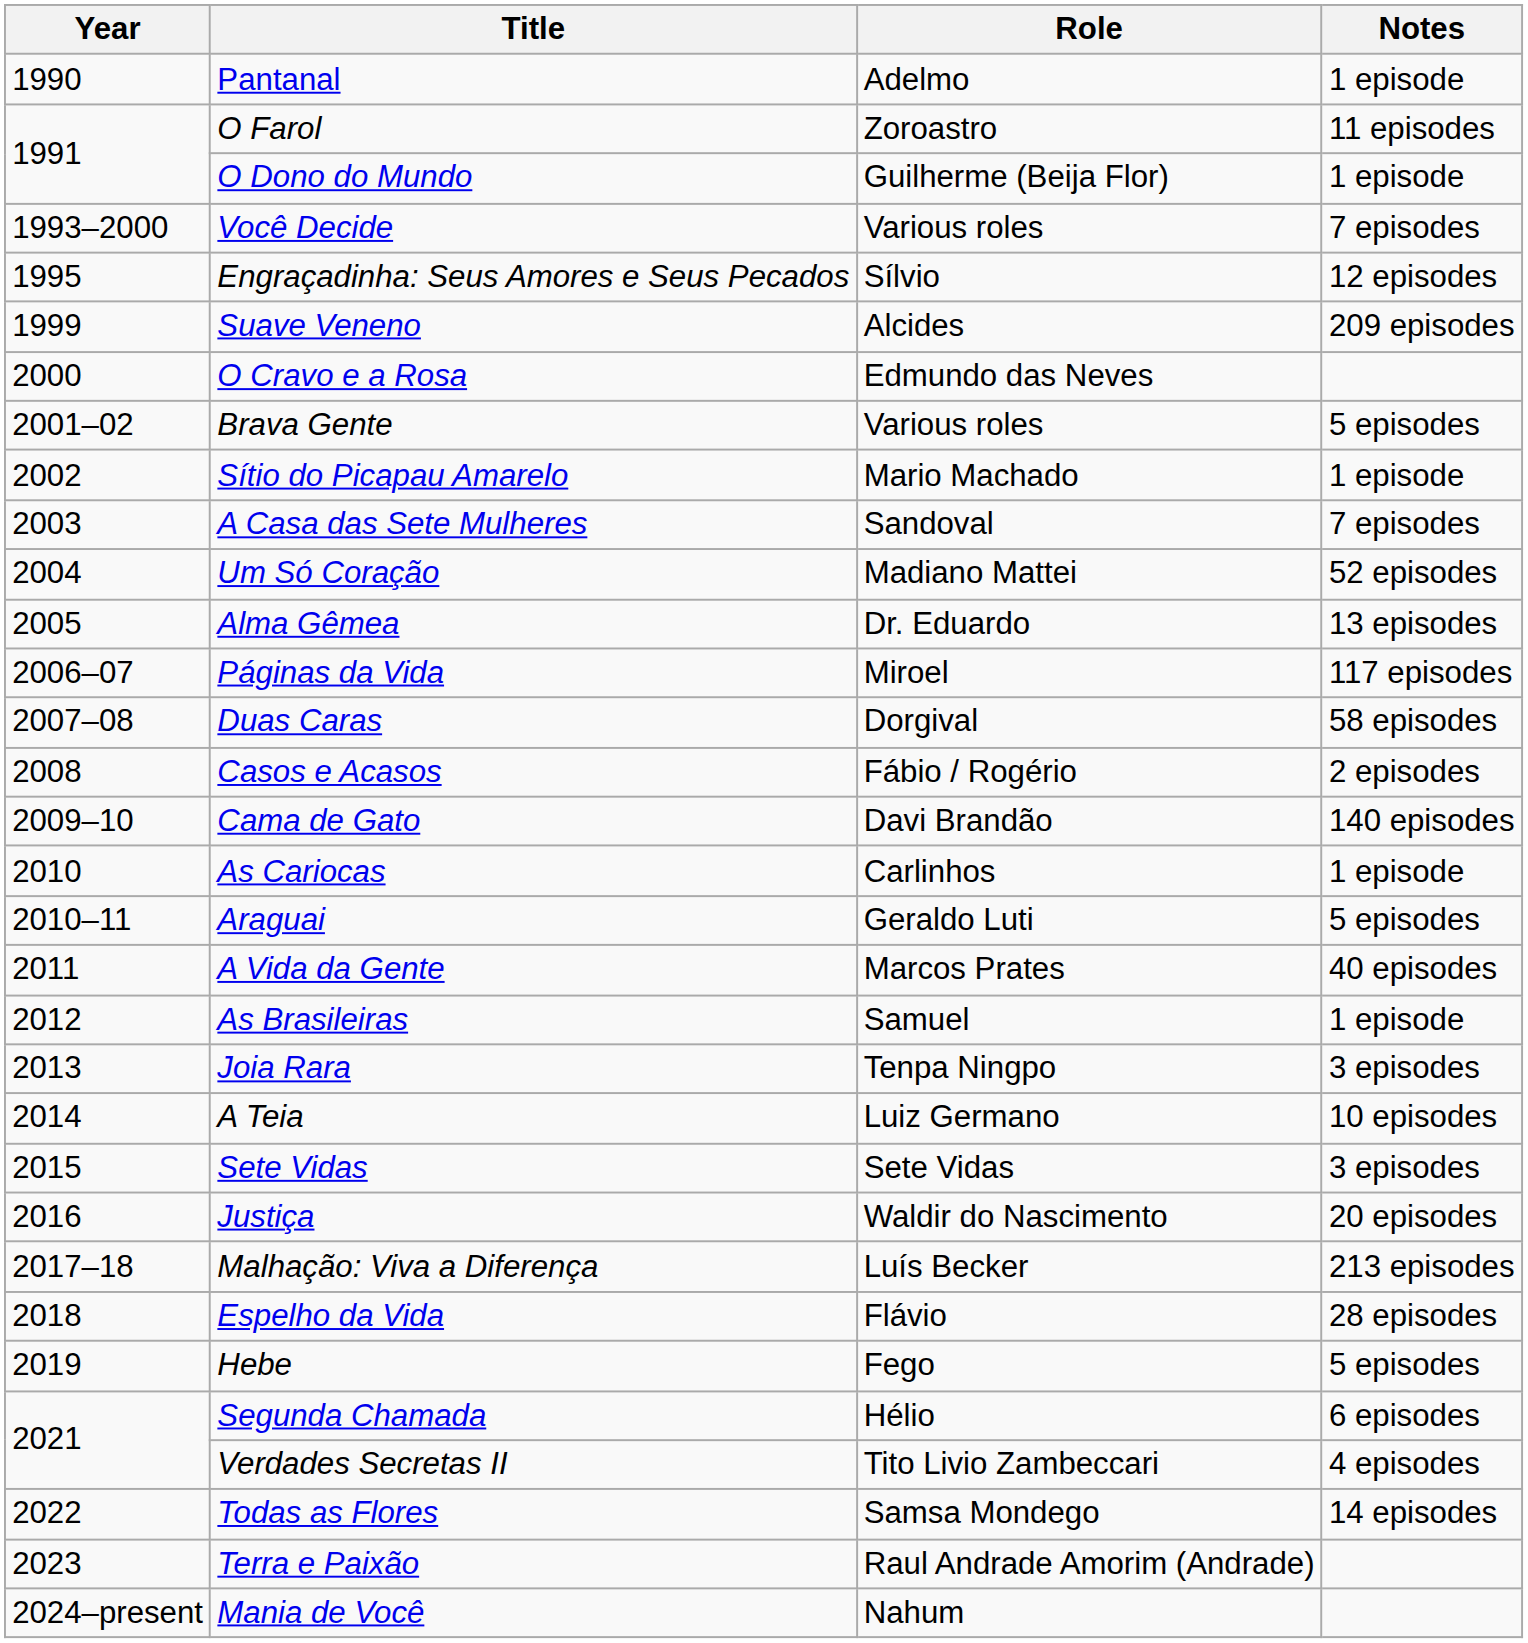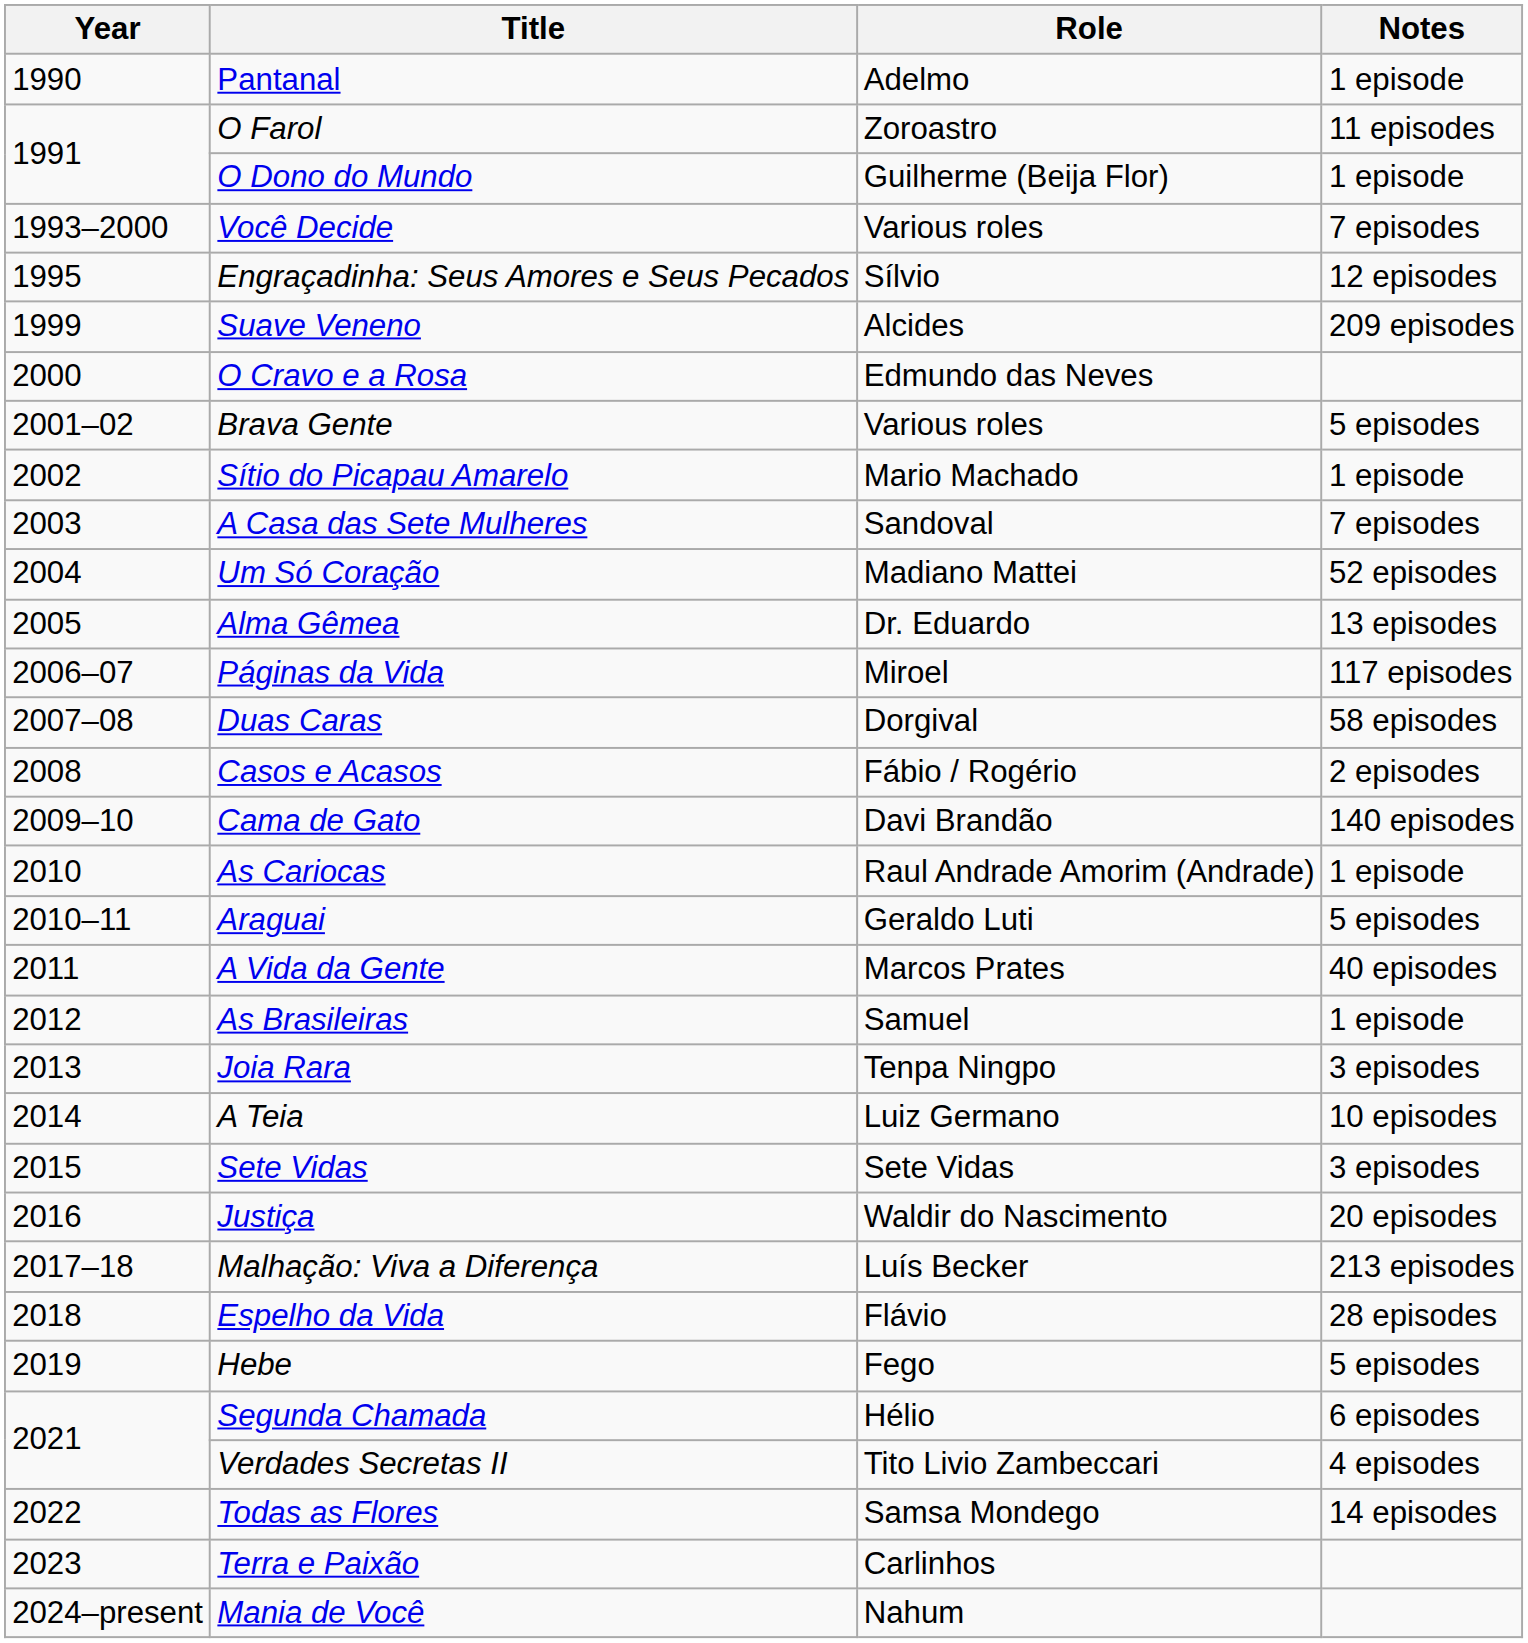(930, 870) Carlinhos -> (1089, 870) Raul Andrade Amorim (Andrade)
(1089, 1563) Raul Andrade Amorim (Andrade) -> (930, 1563) Carlinhos
